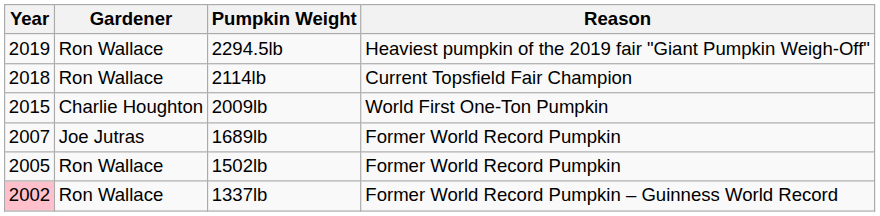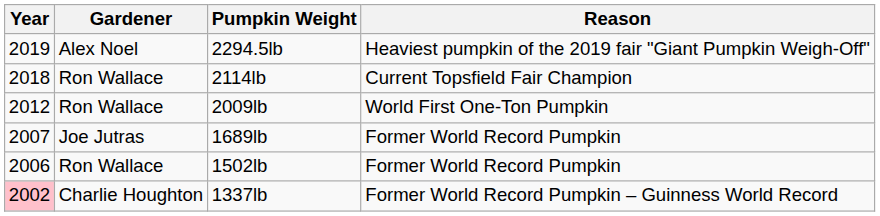(111, 48) Ron Wallace -> (98, 48) Alex Noel
(30, 107) 2015 -> (30, 107) 2012
(131, 107) Charlie Houghton -> (111, 107) Ron Wallace
(30, 166) 2005 -> (30, 166) 2006
(111, 195) Ron Wallace -> (131, 195) Charlie Houghton
